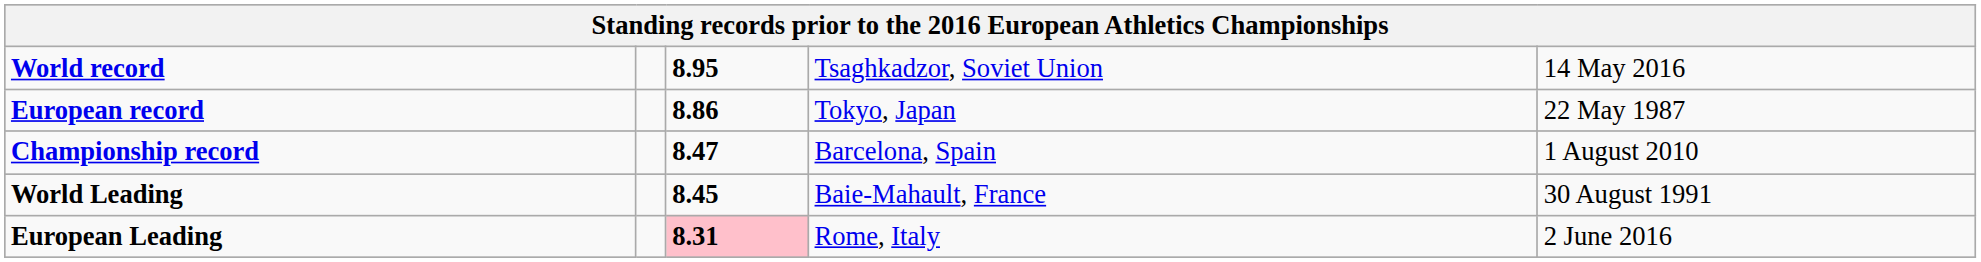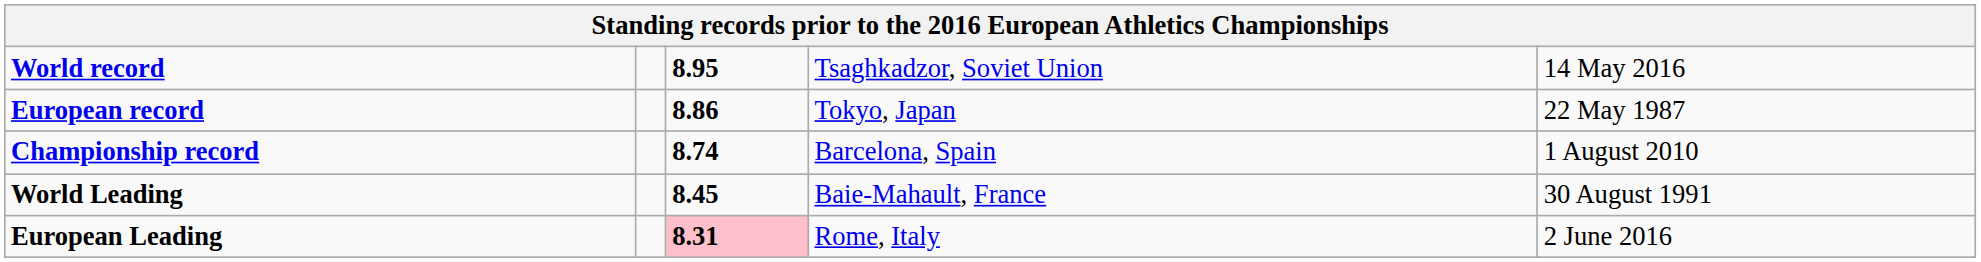(695, 151) 8.47 -> (695, 151) 8.74
